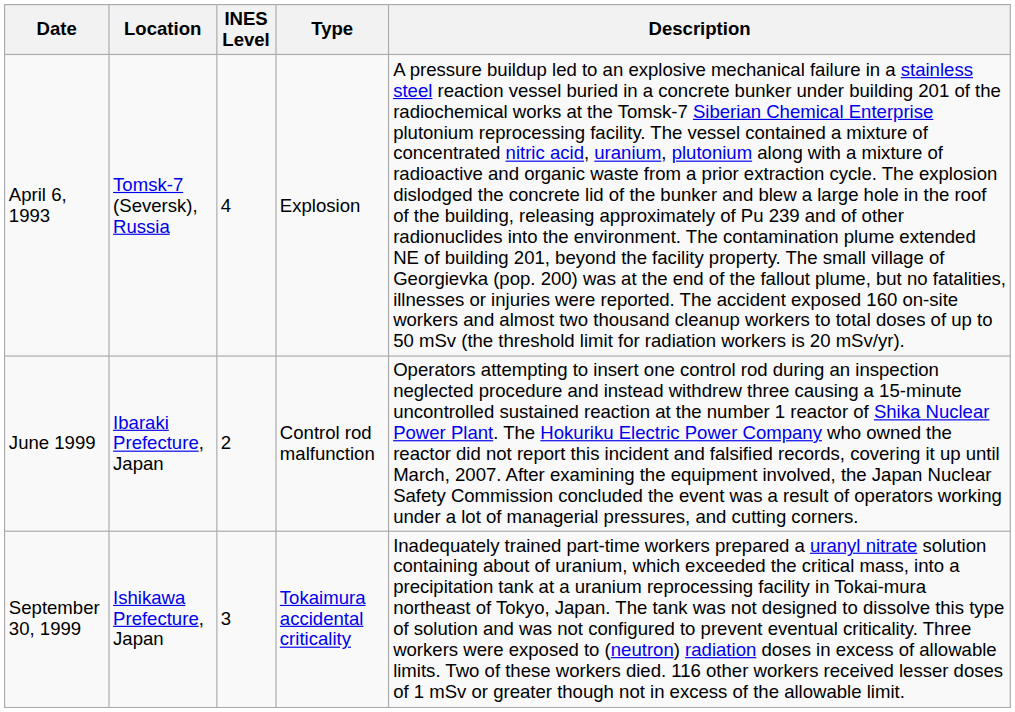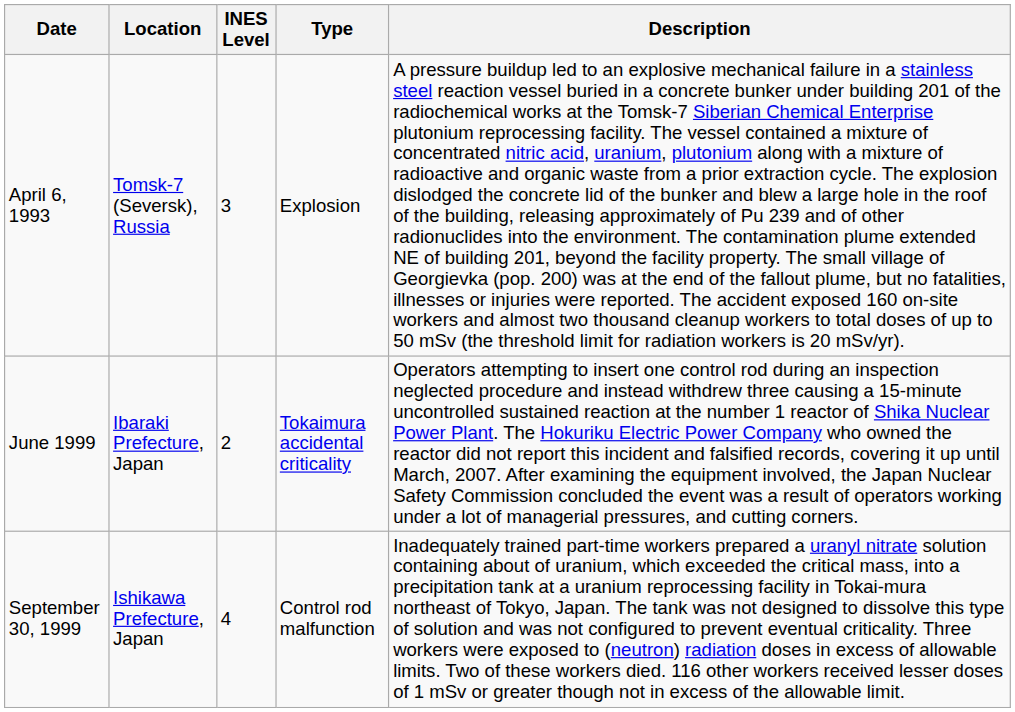(226, 205) 4 -> (226, 205) 3
(327, 443) Control rod malfunction -> (323, 443) Tokaimura accidental criticality
(226, 619) 3 -> (226, 619) 4
(323, 619) Tokaimura accidental criticality -> (327, 619) Control rod malfunction
